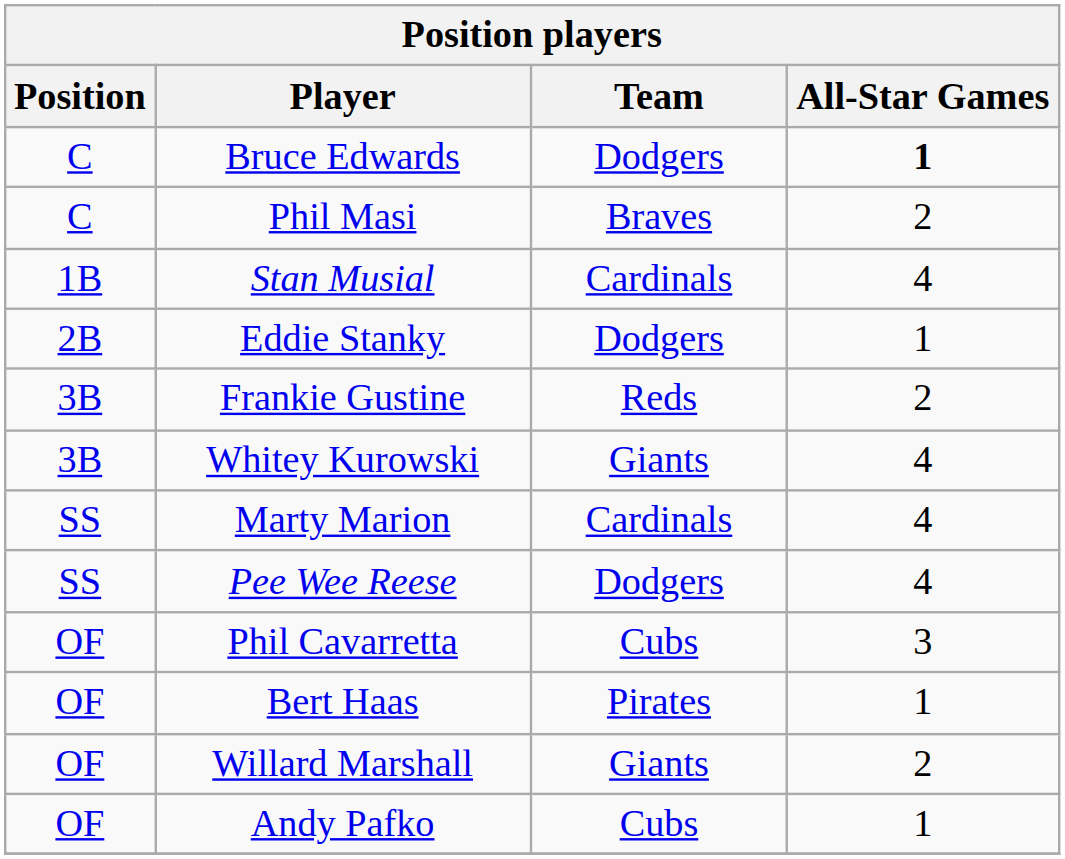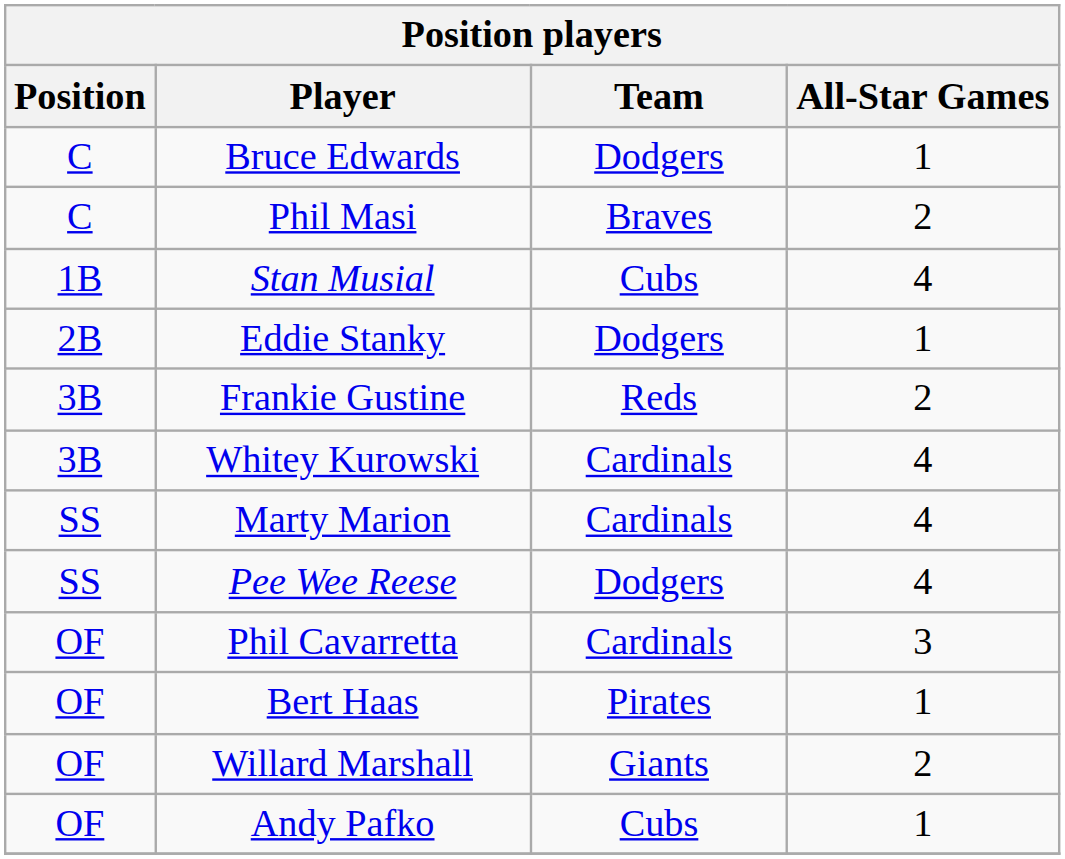(923, 156) bold -> (923, 156) normal
(659, 277) Cardinals -> (659, 277) Cubs
(659, 459) Giants -> (659, 459) Cardinals
(659, 641) Cubs -> (659, 641) Cardinals
